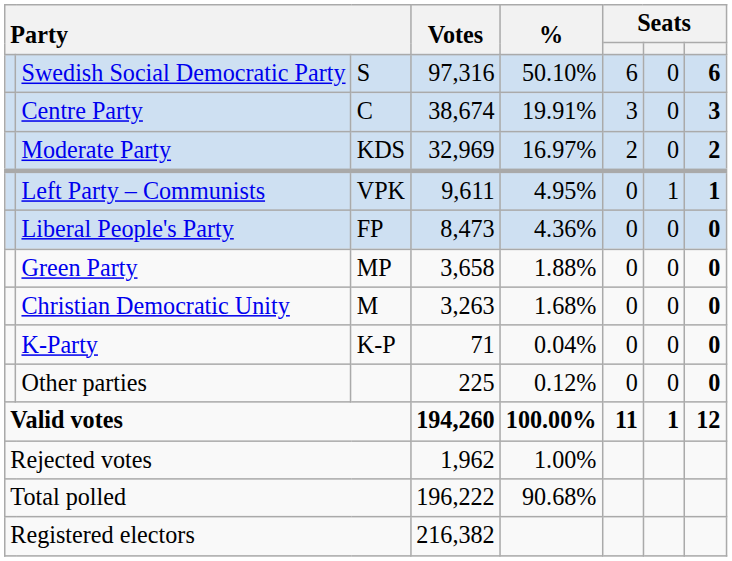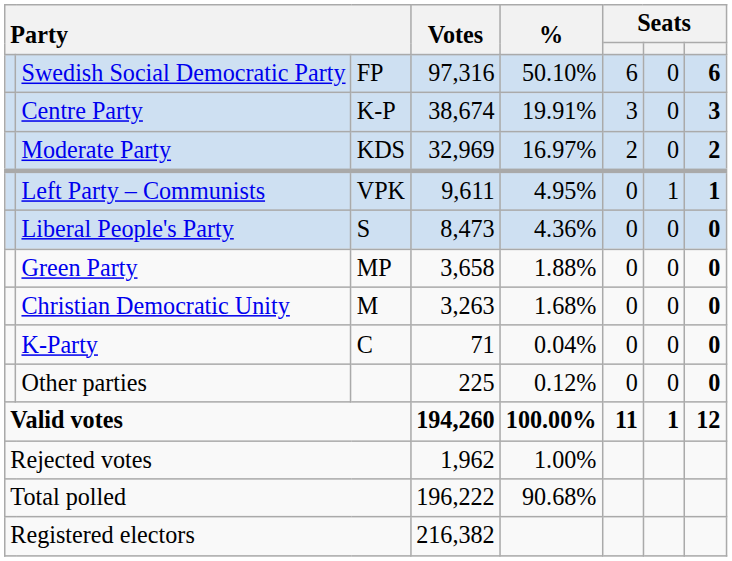(363, 73) S -> (370, 73) FP
(365, 111) C -> (376, 111) K-P
(370, 229) FP -> (363, 229) S
(376, 344) K-P -> (365, 344) C
